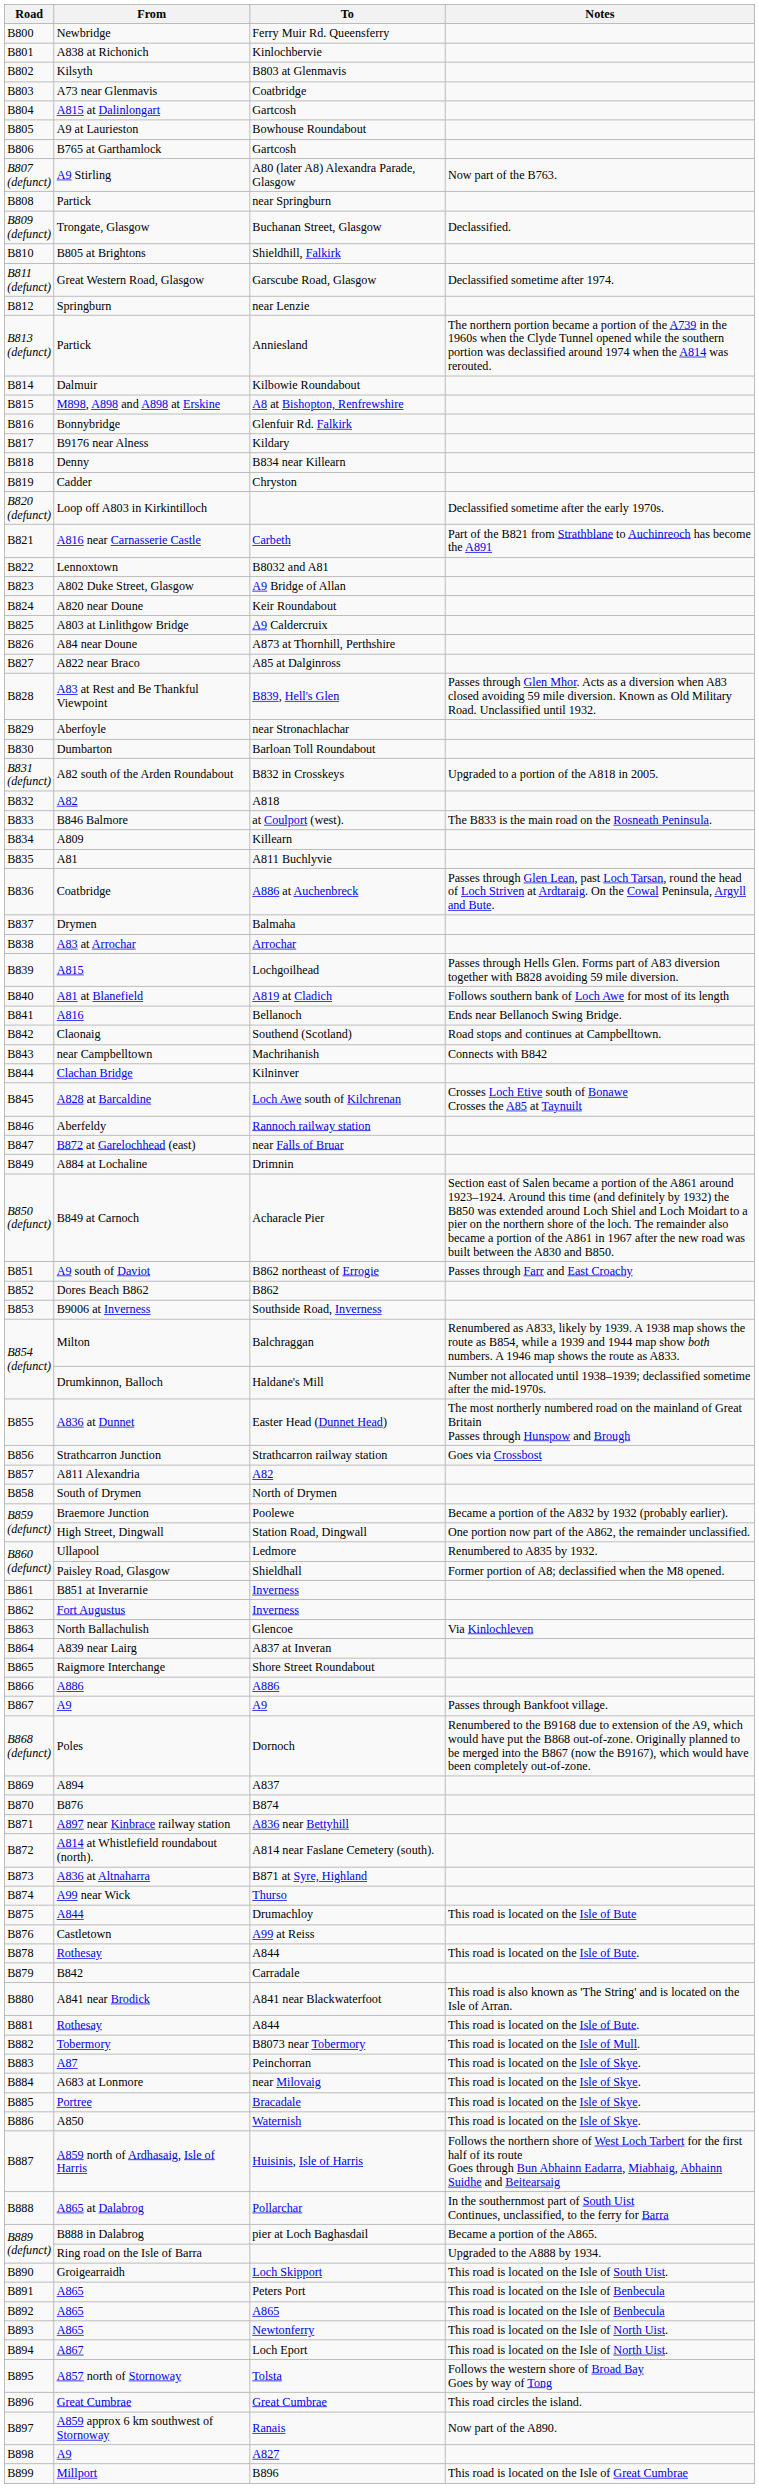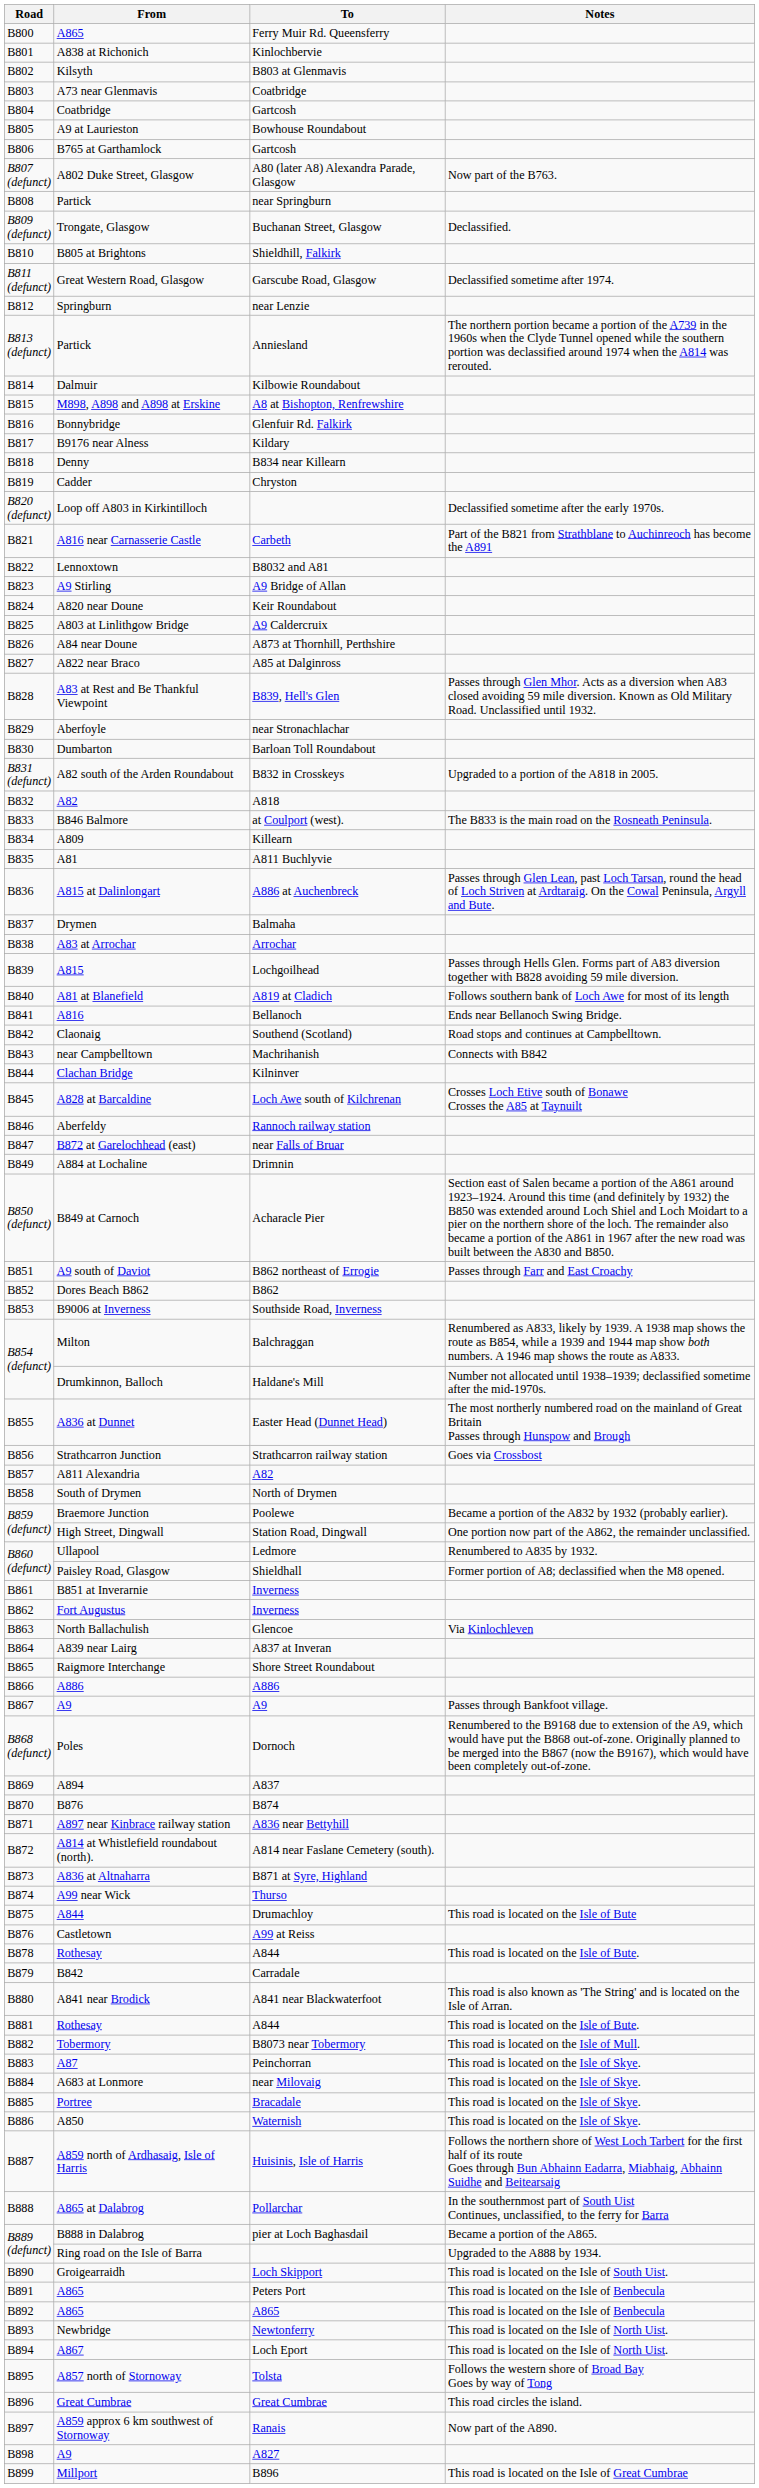(84, 33) Newbridge -> (70, 33) A865
(108, 110) A815 at Dalinlongart -> (84, 110) Coatbridge
(84, 175) A9 Stirling -> (125, 175) A802 Duke Street, Glasgow
(125, 586) A802 Duke Street, Glasgow -> (84, 586) A9 Stirling
(84, 891) Coatbridge -> (108, 891) A815 at Dalinlongart
(70, 2330) A865 -> (84, 2330) Newbridge
